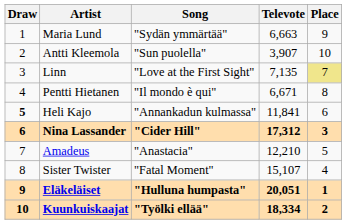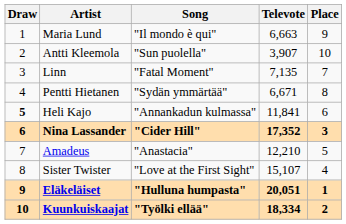(181, 33) "Sydän ymmärtää" -> (175, 33) "Il mondo è qui"
(194, 72) "Love at the First Sight" -> (174, 72) "Fatal Moment"
(325, 72) khaki background -> (325, 72) no background
(175, 92) "Il mondo è qui" -> (181, 92) "Sydän ymmärtää"
(283, 131) 17,312 -> (283, 131) 17,352
(174, 170) "Fatal Moment" -> (194, 170) "Love at the First Sight"
